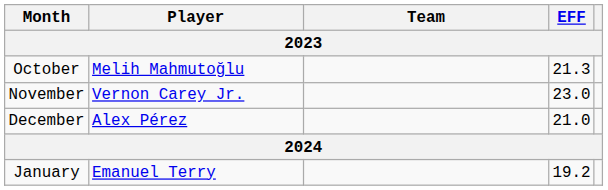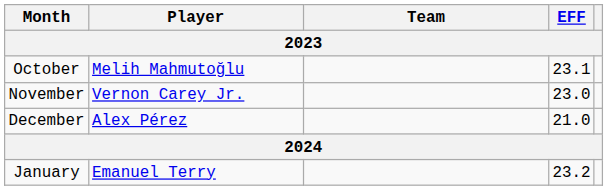(572, 69) 21.3 -> (572, 69) 23.1
(572, 173) 19.2 -> (572, 173) 23.2
